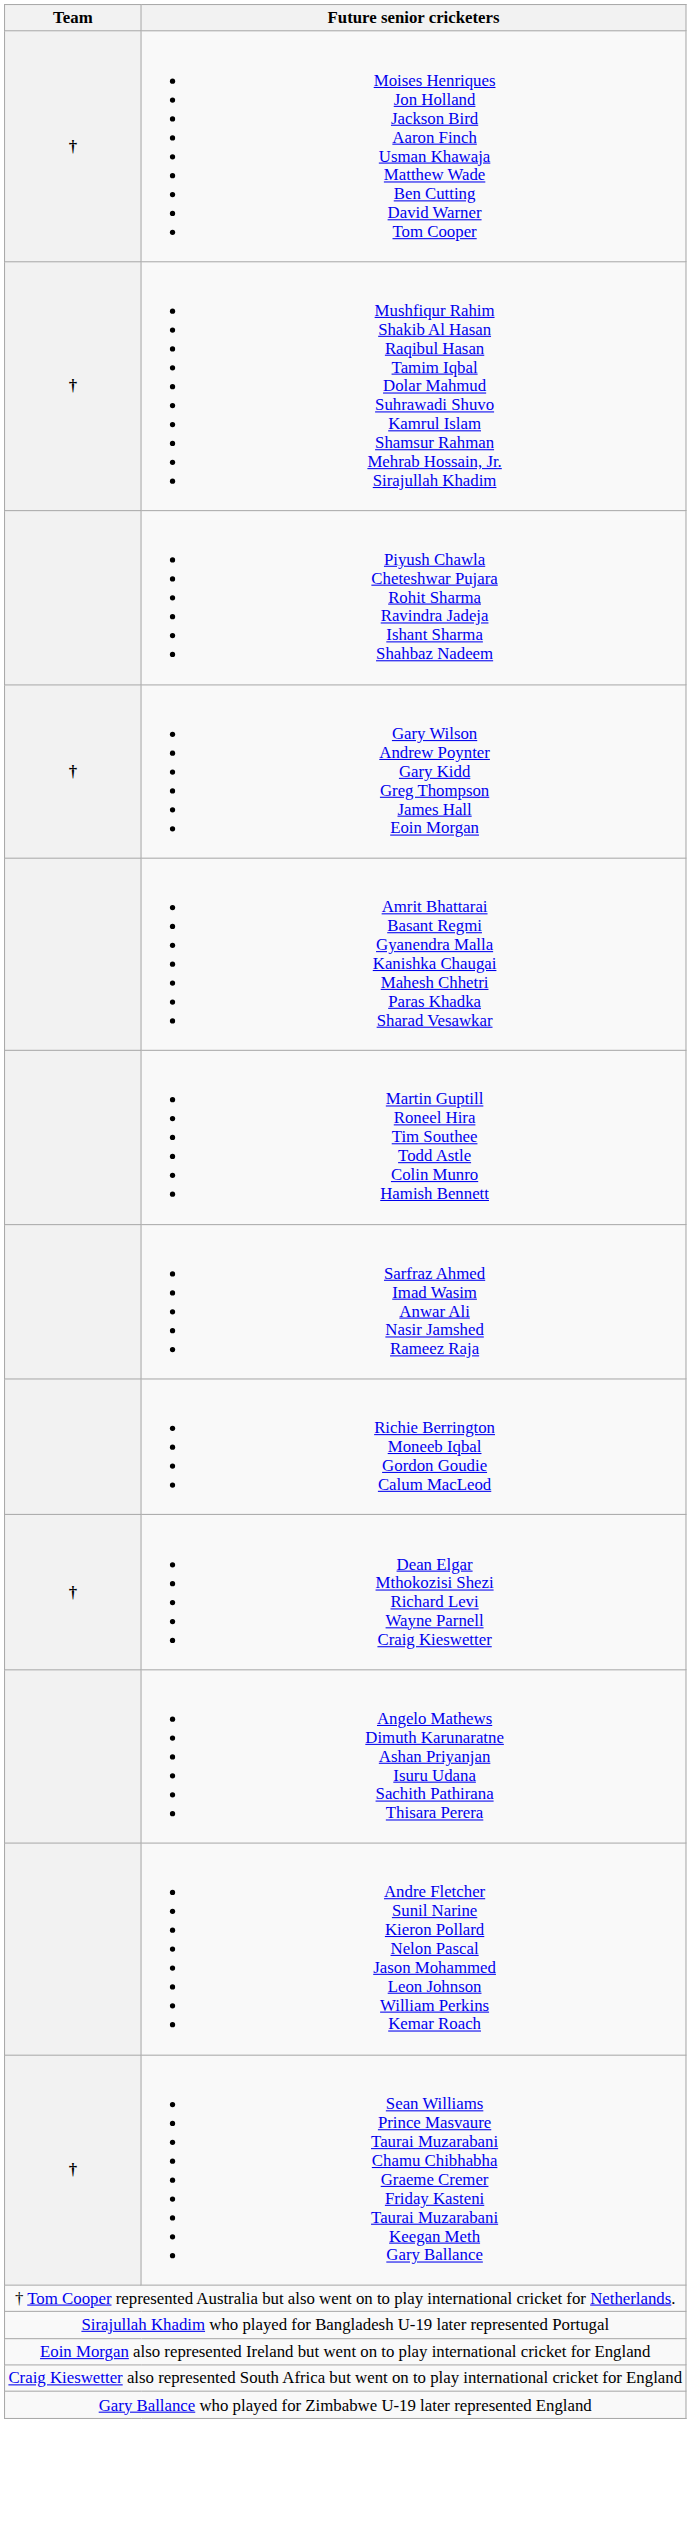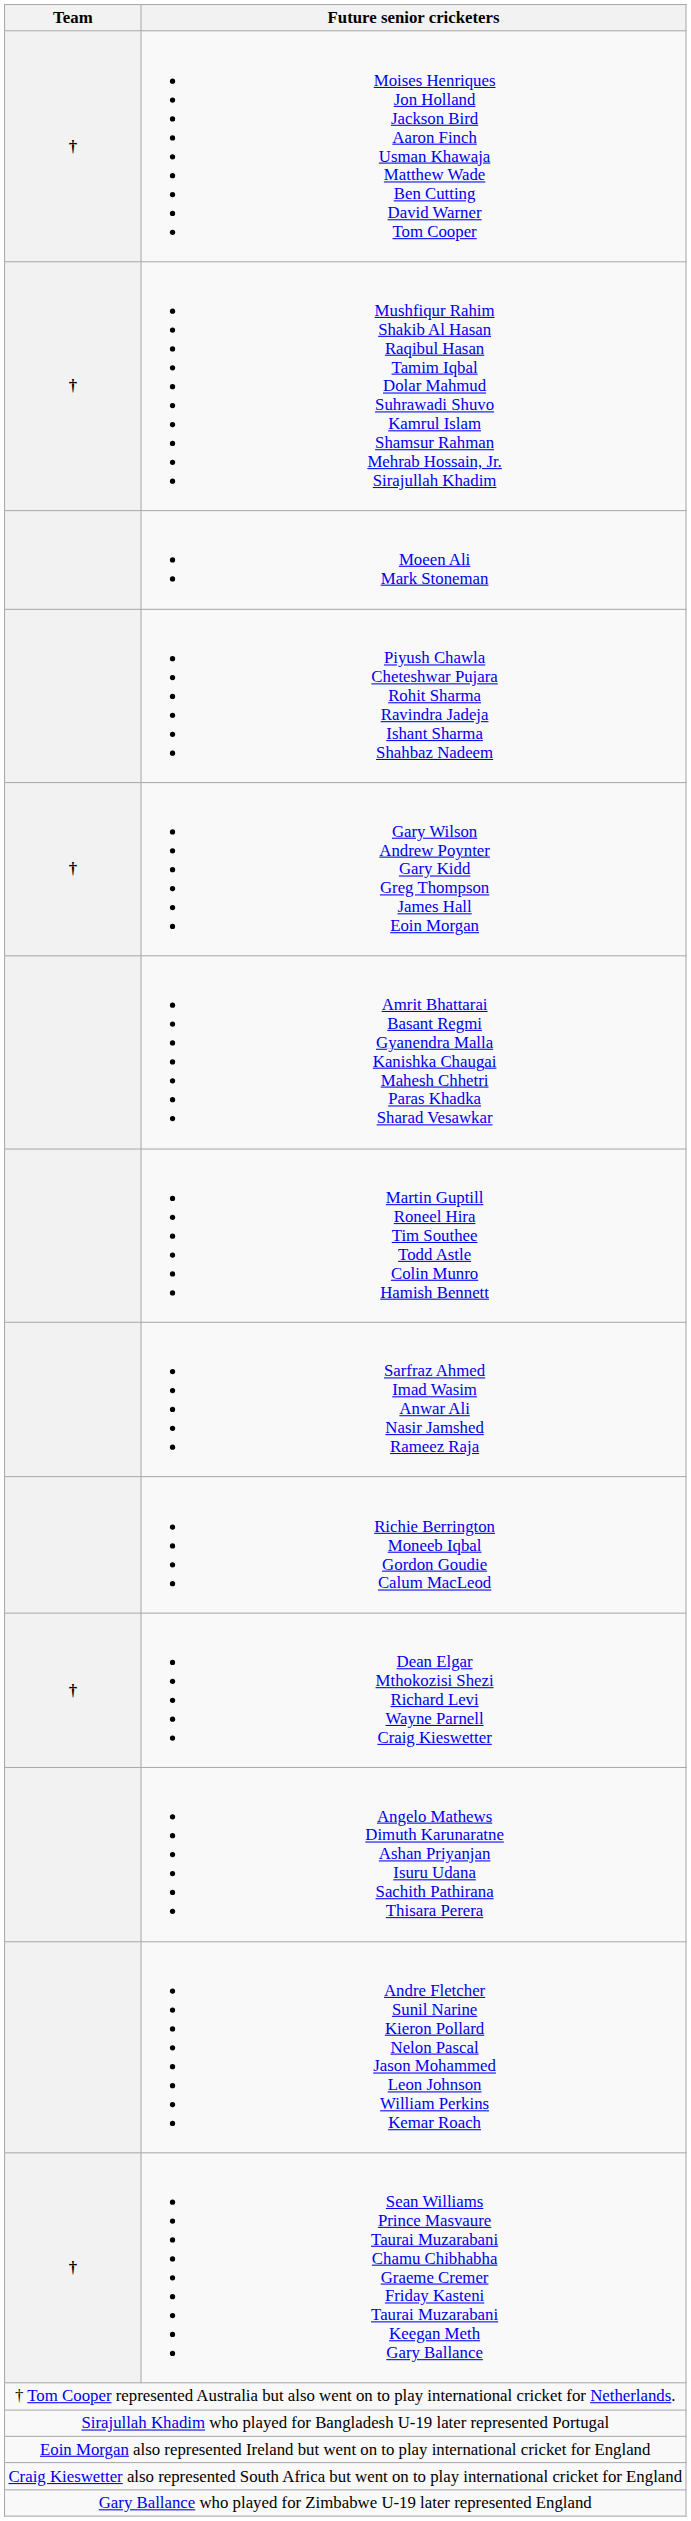+ row: (414, 569)
